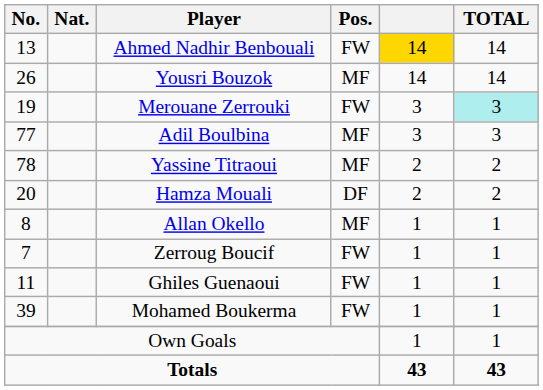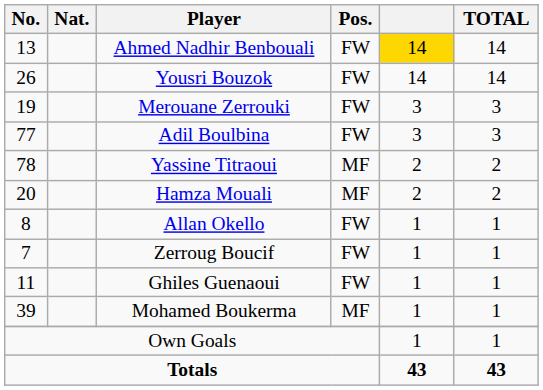(355, 77) MF -> (355, 77) FW
(496, 106) paleturquoise background -> (496, 106) no background
(355, 135) MF -> (355, 135) FW
(355, 194) DF -> (355, 194) MF
(355, 223) MF -> (355, 223) FW
(355, 310) FW -> (355, 310) MF
